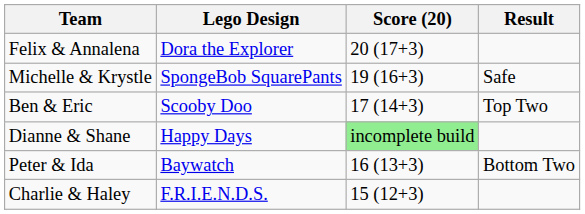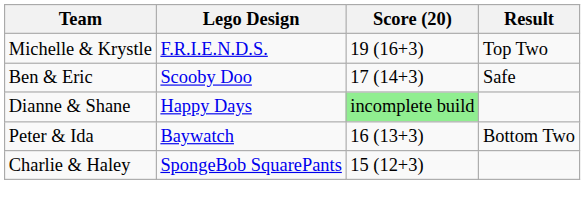- row: (74, 48)
(251, 77) SpongeBob SquarePants -> (214, 48) F.R.I.E.N.D.S.
(499, 77) Safe -> (516, 48) Top Two
(516, 106) Top Two -> (499, 77) Safe
(214, 194) F.R.I.E.N.D.S. -> (251, 164) SpongeBob SquarePants
